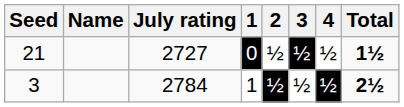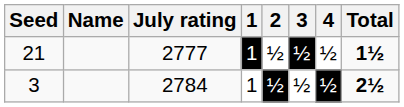(185, 53) 2727 -> (185, 53) 2777
(252, 53) 0 -> (252, 53) 1
